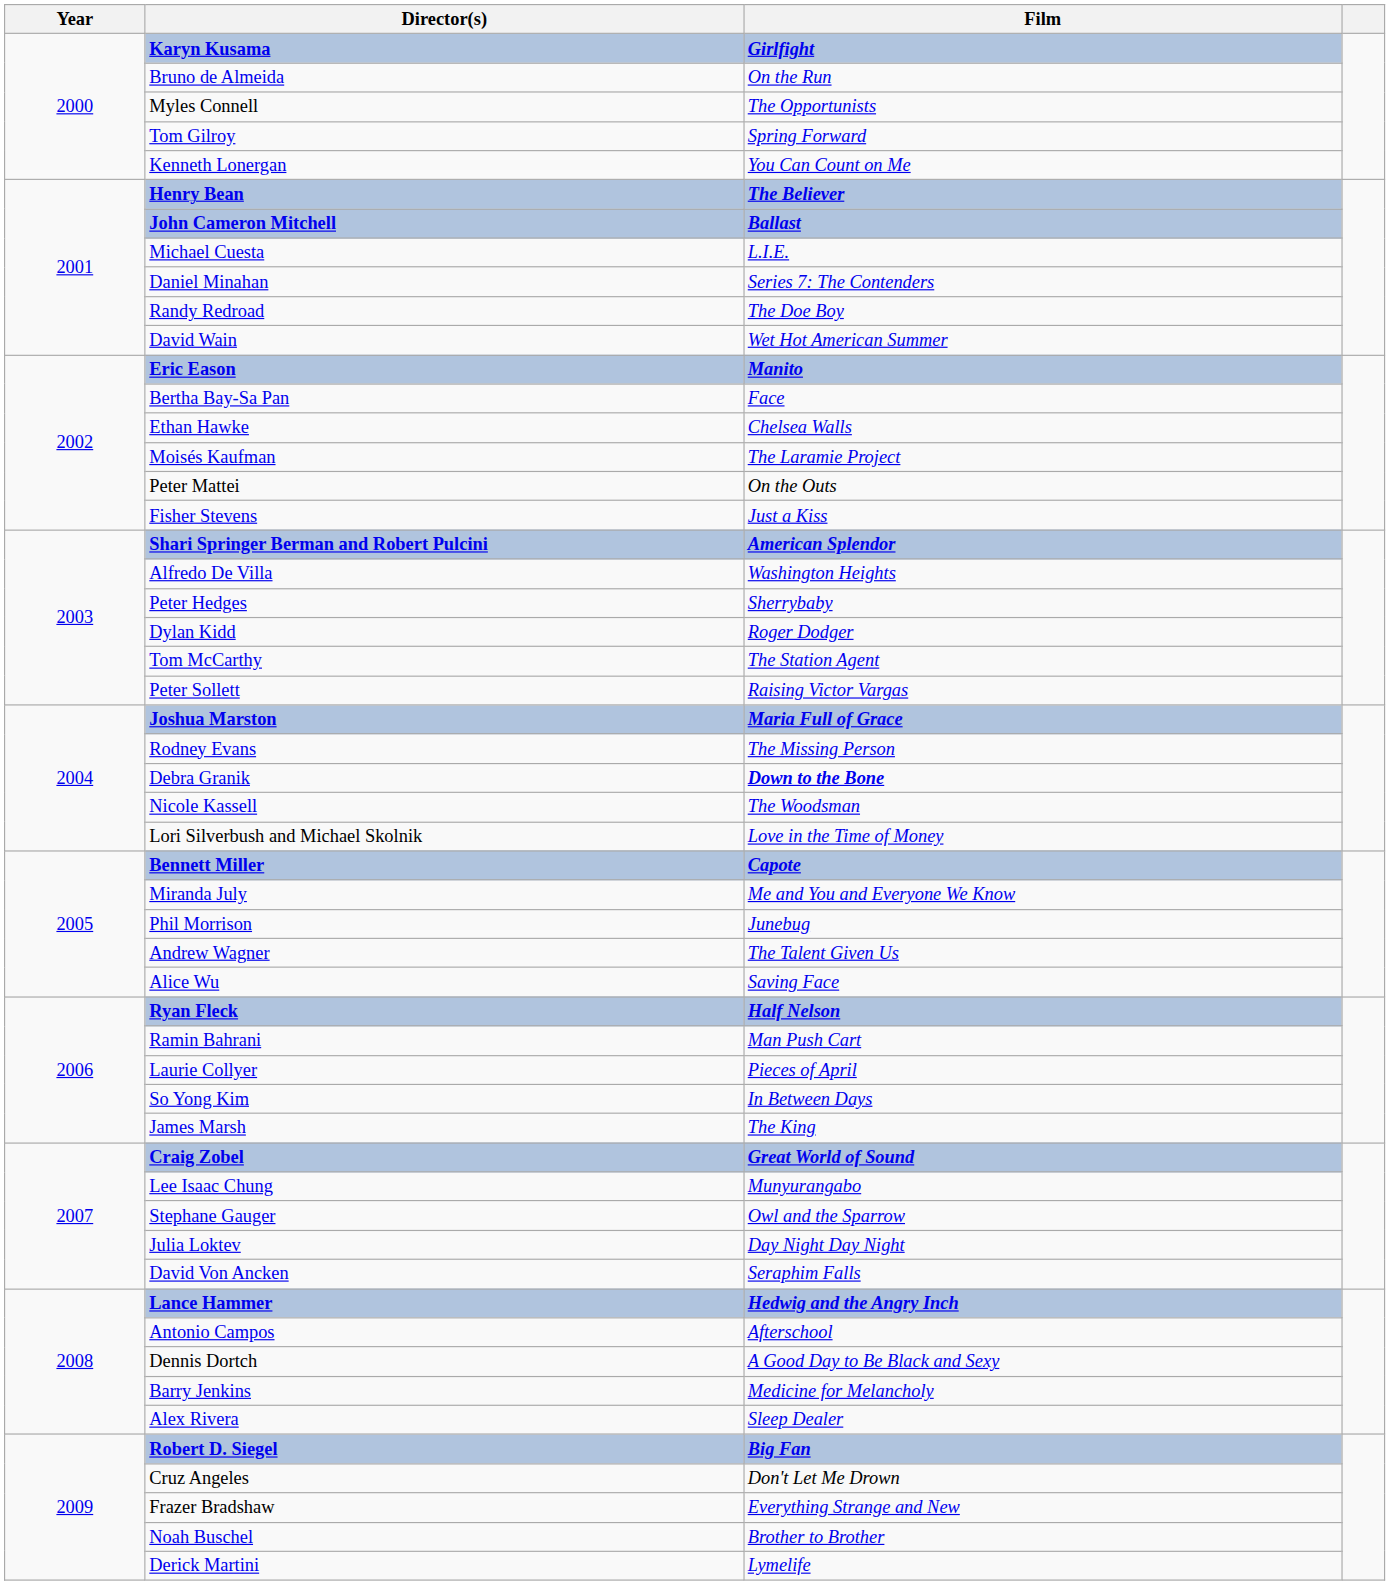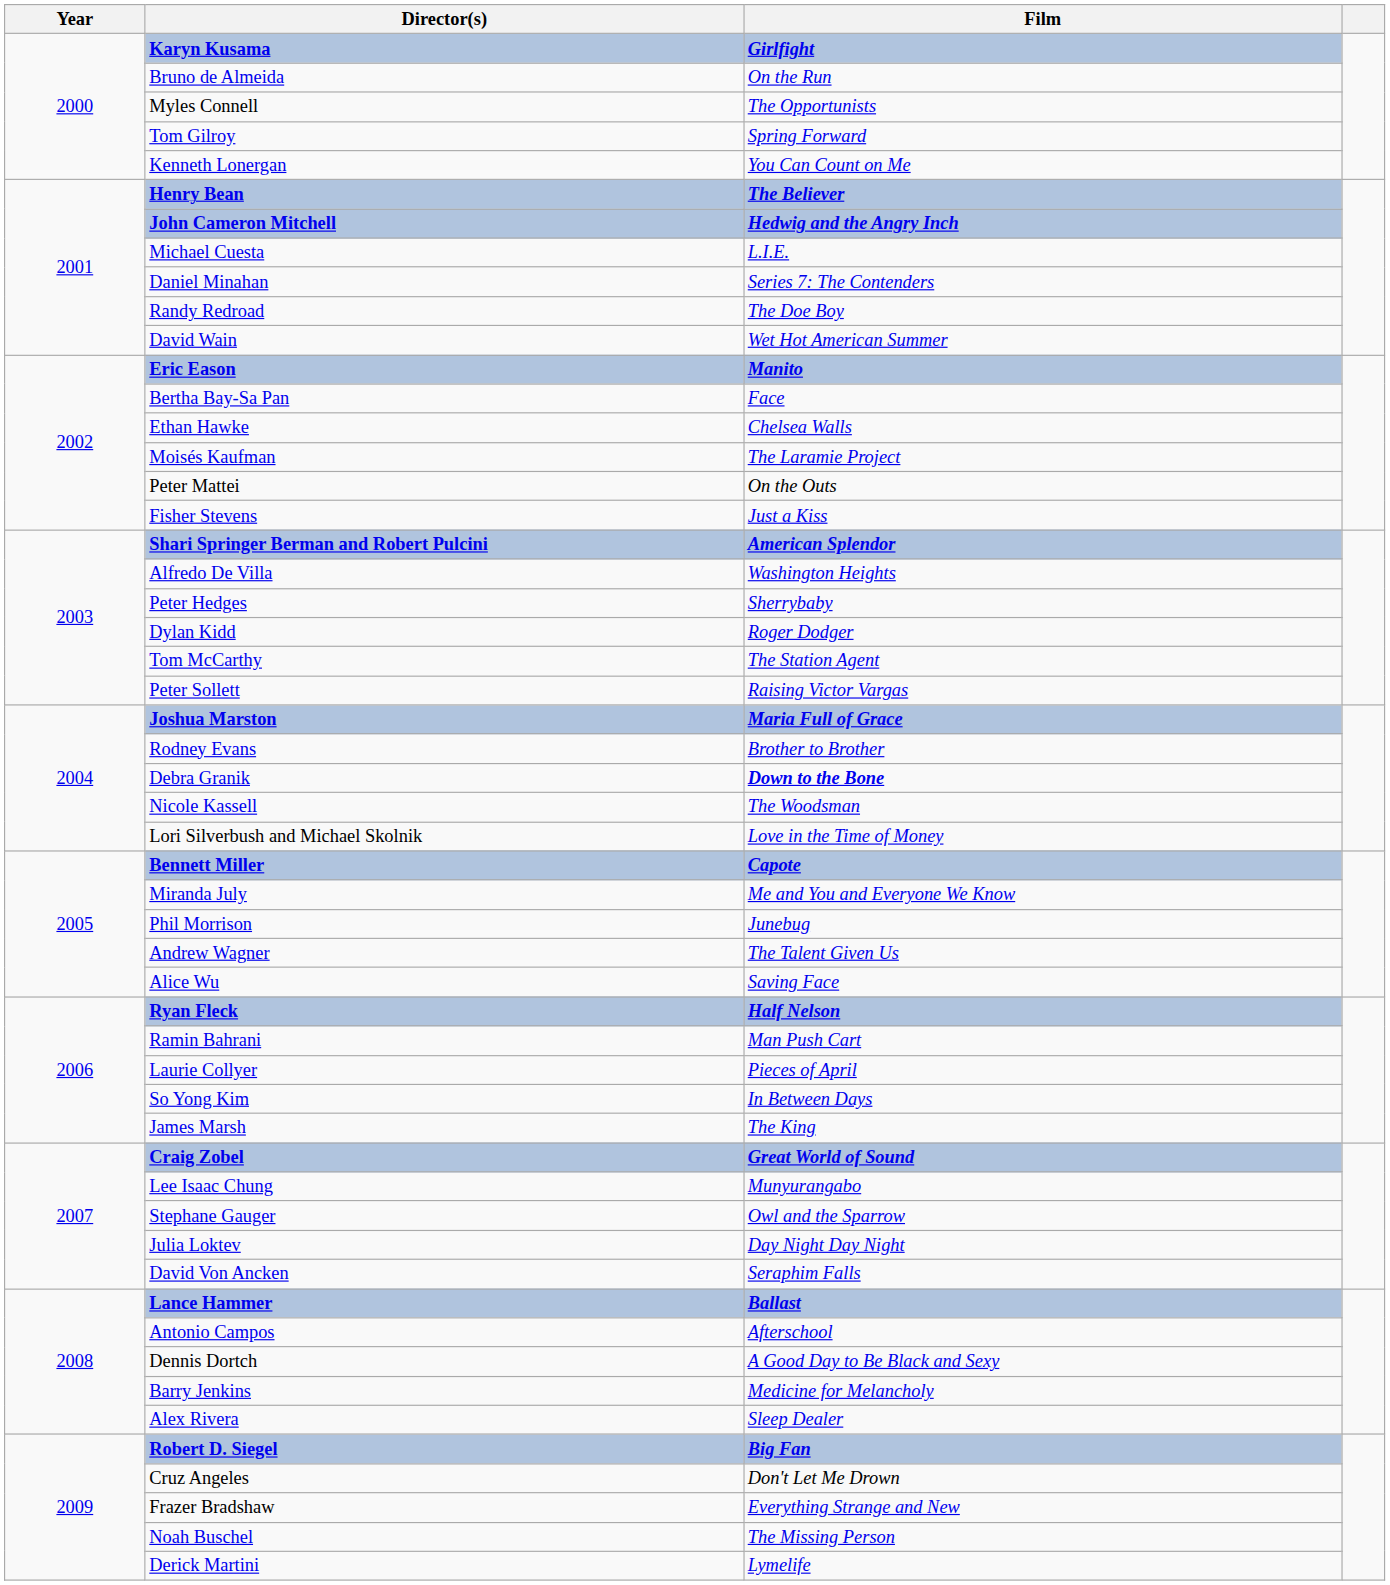(774, 223) Ballast -> (853, 223) Hedwig and the Angry Inch
(821, 748) The Missing Person -> (816, 748) Brother to Brother
(853, 1303) Hedwig and the Angry Inch -> (774, 1303) Ballast
(816, 1536) Brother to Brother -> (821, 1536) The Missing Person
